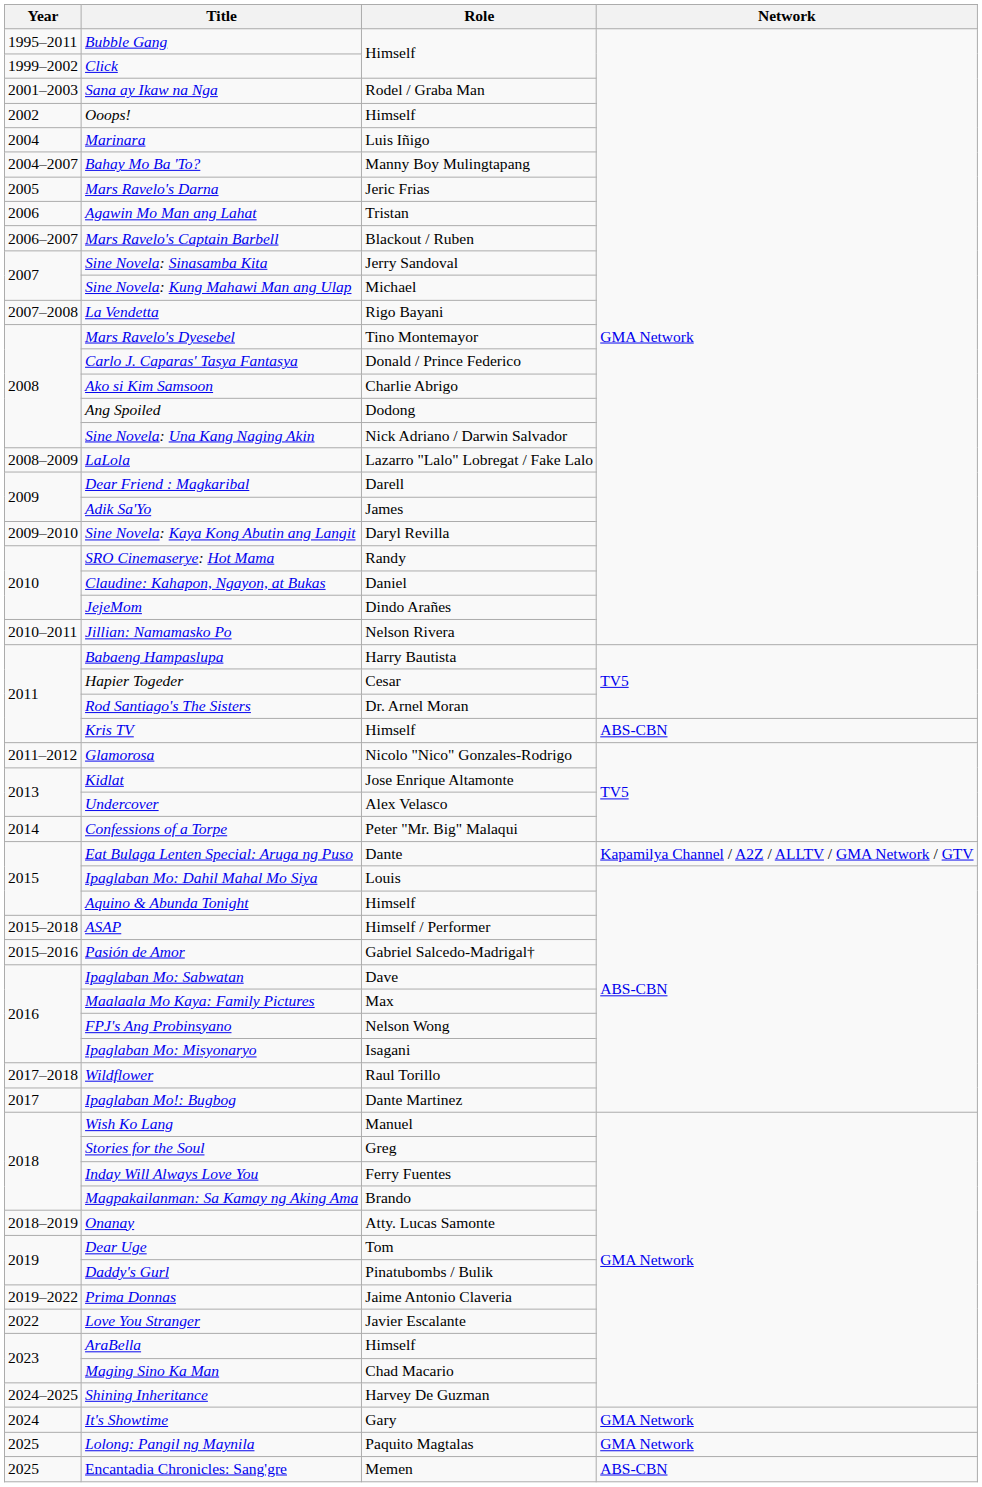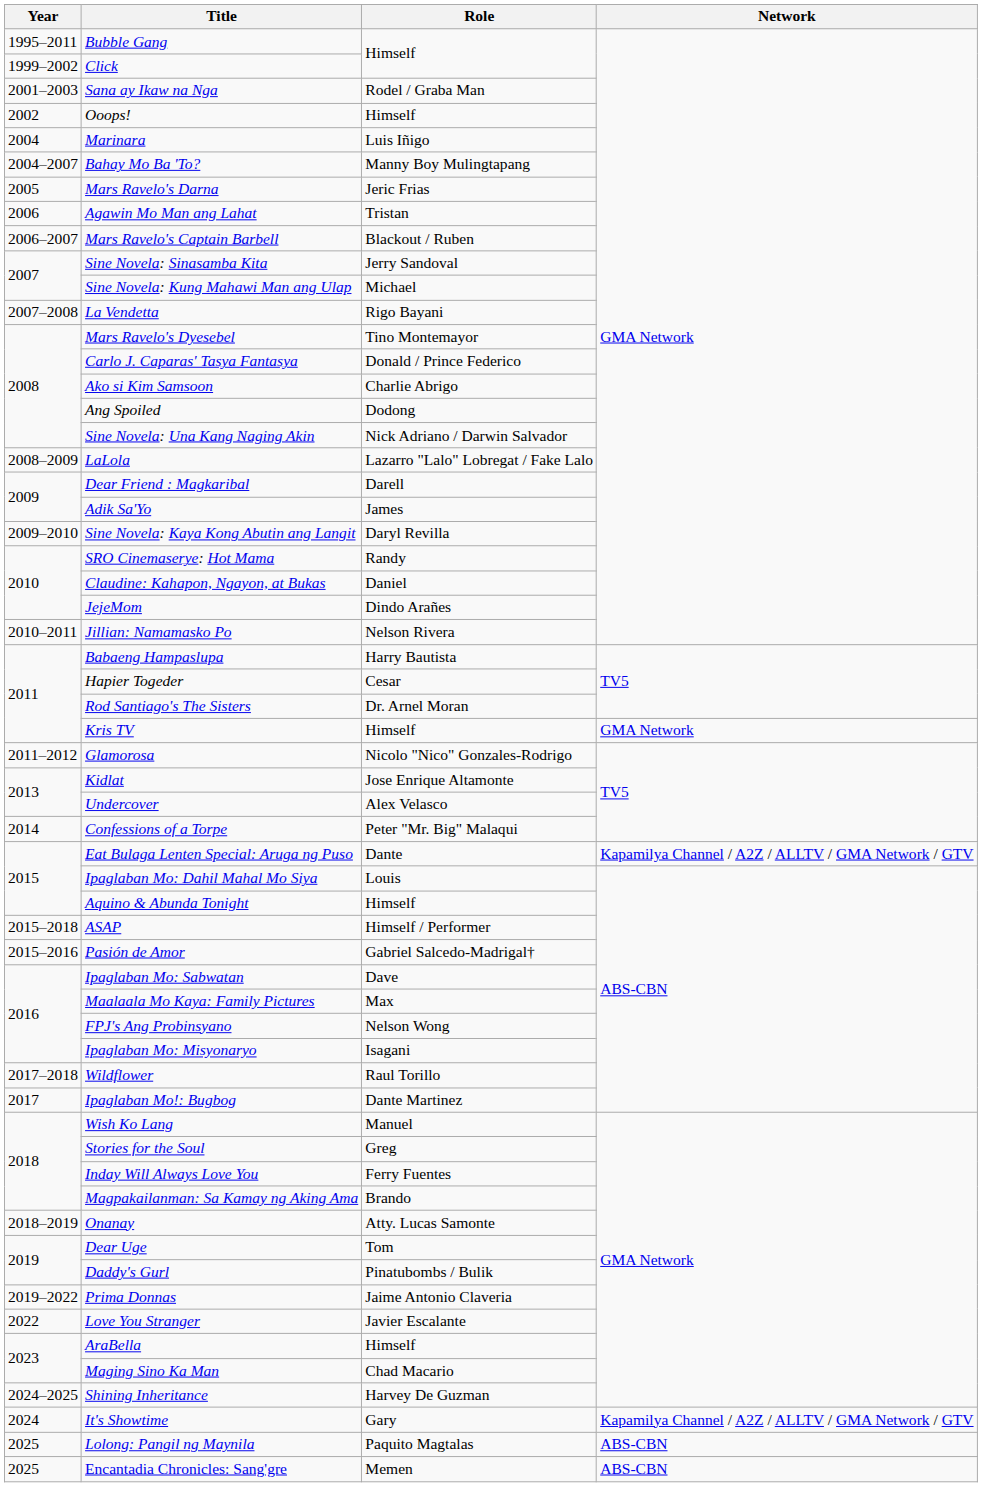(634, 730) ABS-CBN -> (647, 730) GMA Network
(647, 1419) GMA Network -> (787, 1419) Kapamilya Channel / A2Z / ALLTV / GMA Network / GTV
(647, 1444) GMA Network -> (634, 1444) ABS-CBN
